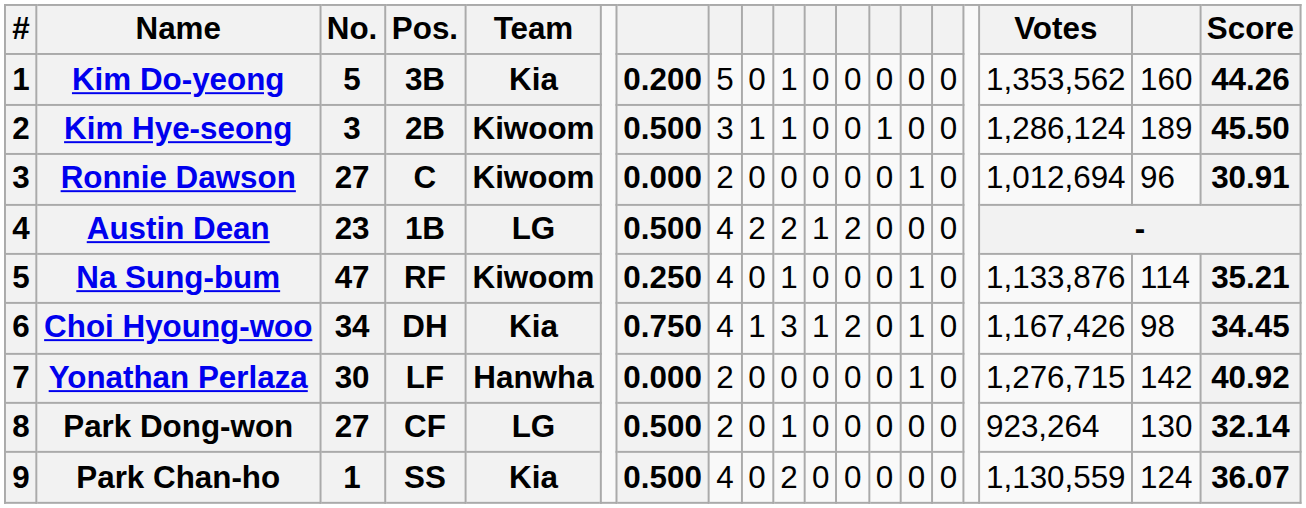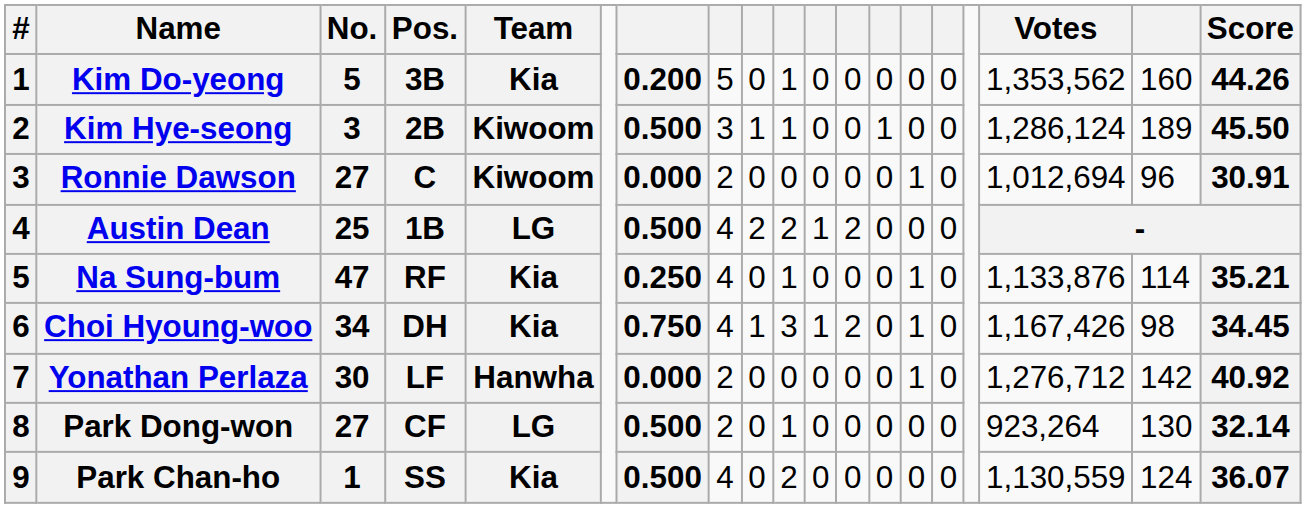(352, 228) 23 -> (352, 228) 25
(533, 278) Kiwoom -> (533, 278) Kia
(1056, 377) 1,276,715 -> (1056, 377) 1,276,712
